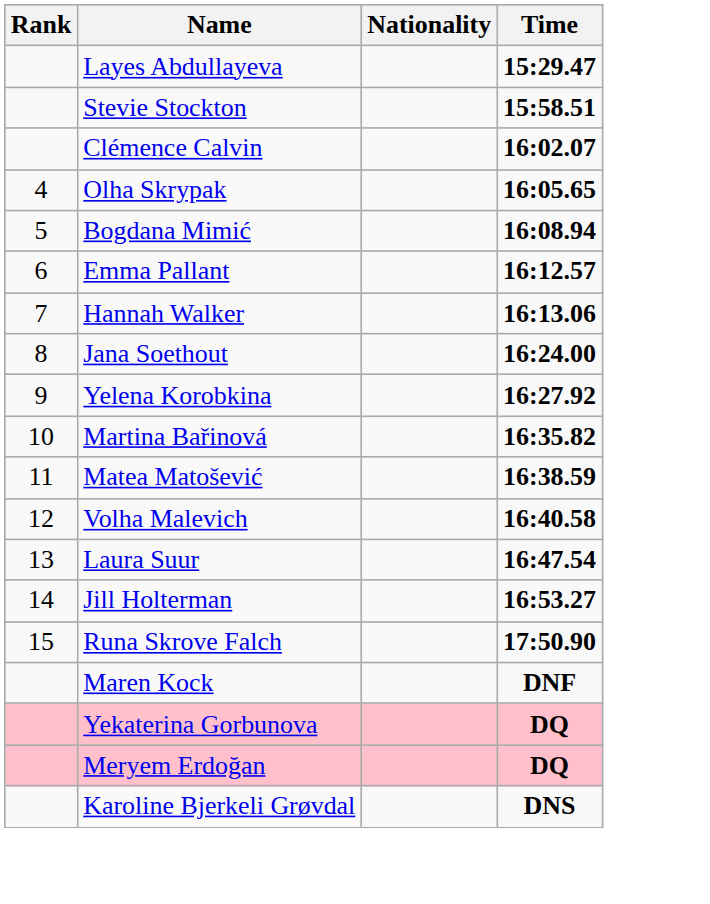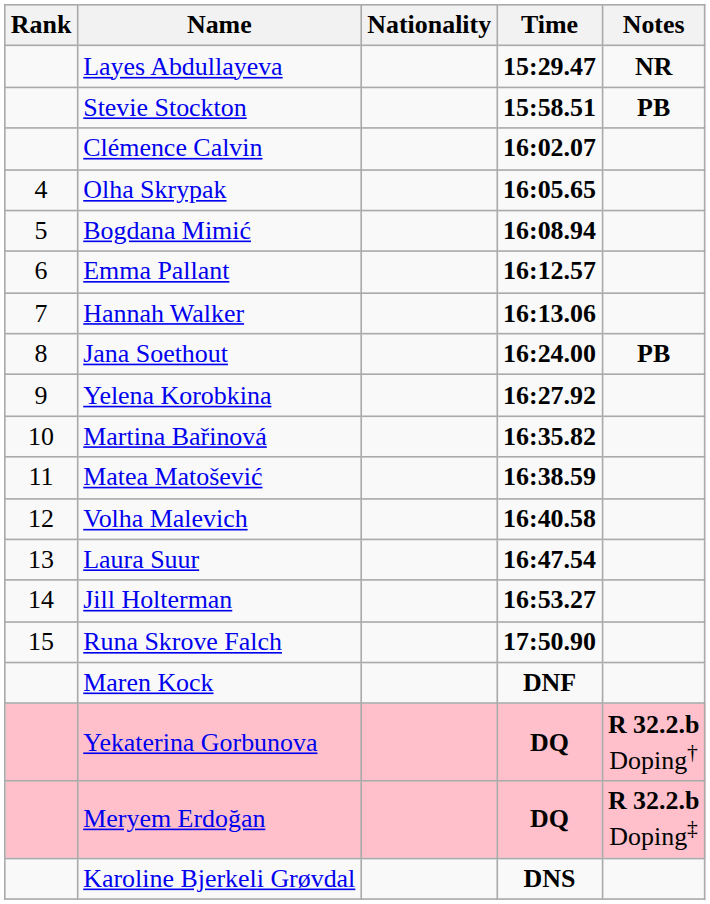+ column: (654, 25)
